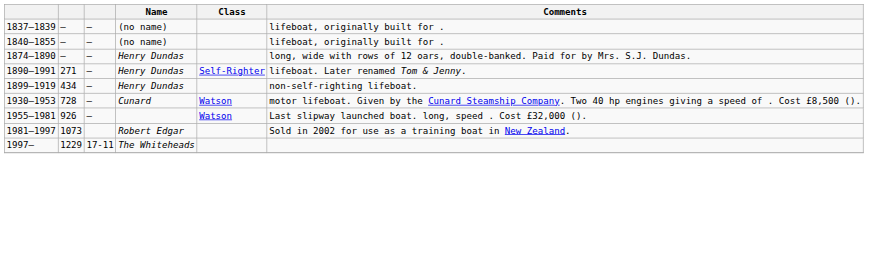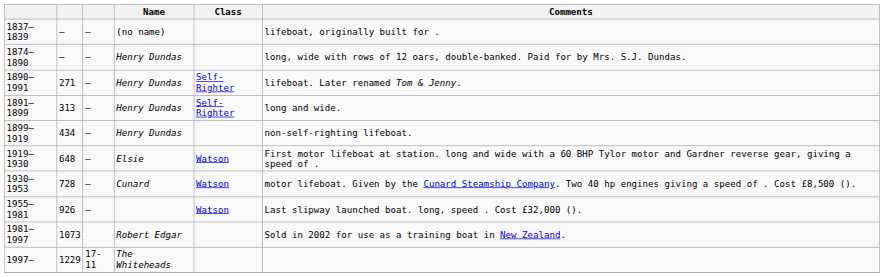- row: (31, 41)
+ row: (20, 108)
+ row: (20, 159)
